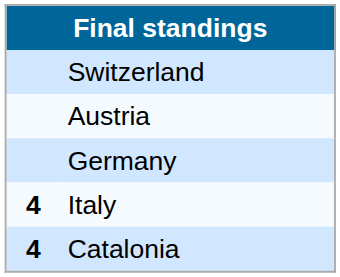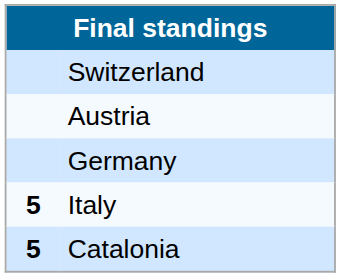(33, 205) 4 -> (33, 205) 5
(33, 249) 4 -> (33, 249) 5
